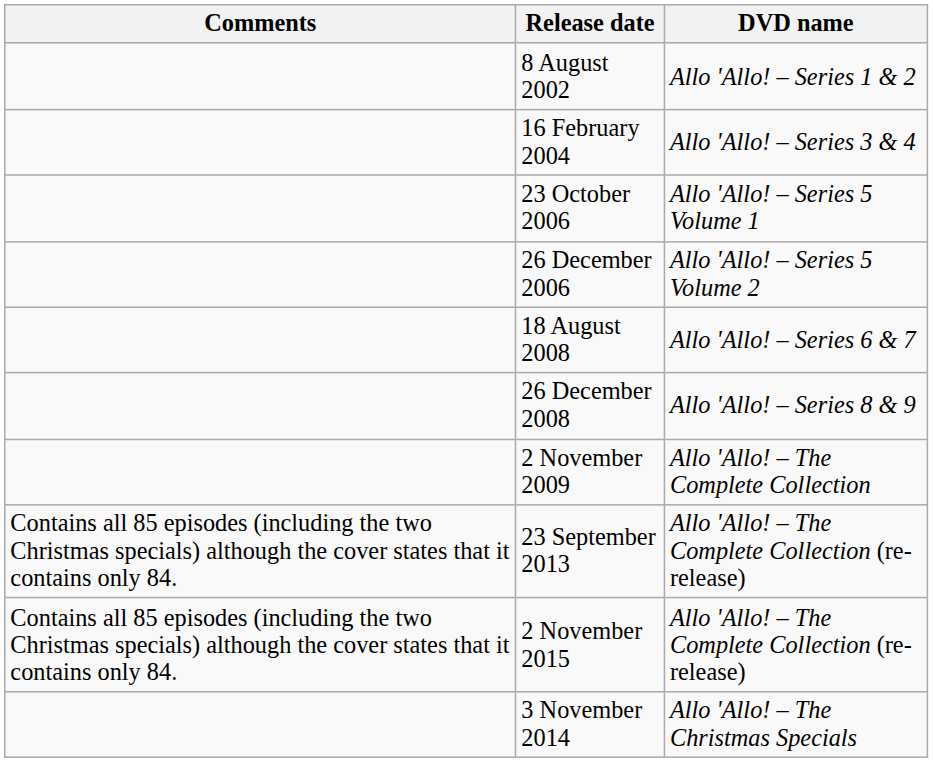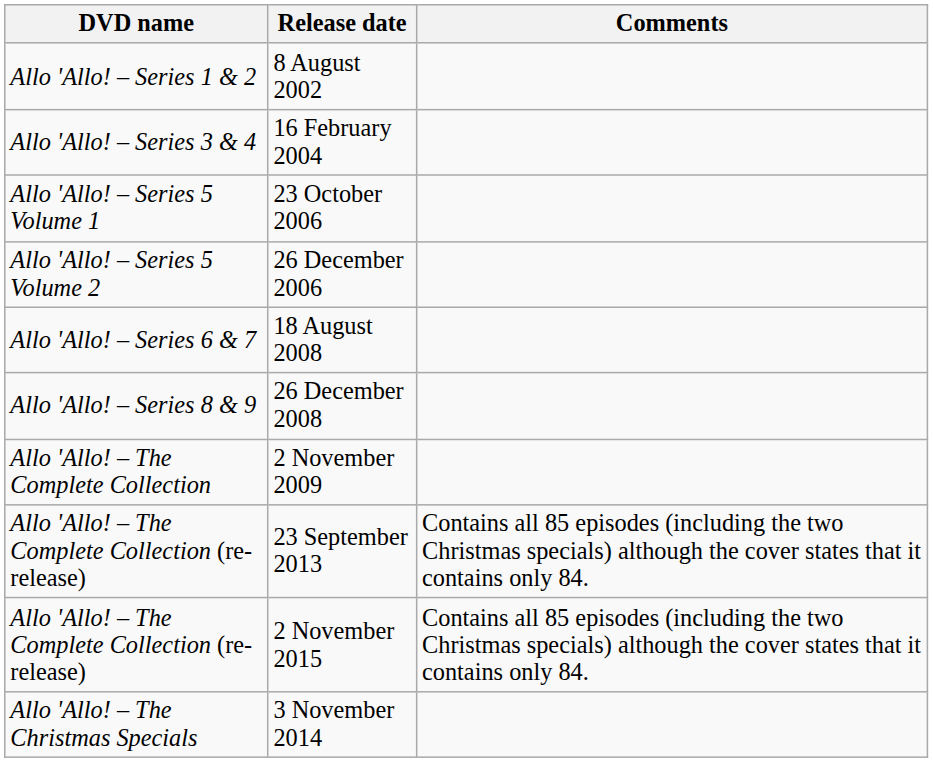columns swapped: (796, 23) <-> (260, 23)
